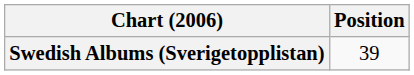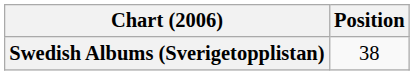(369, 53) 39 -> (369, 53) 38
